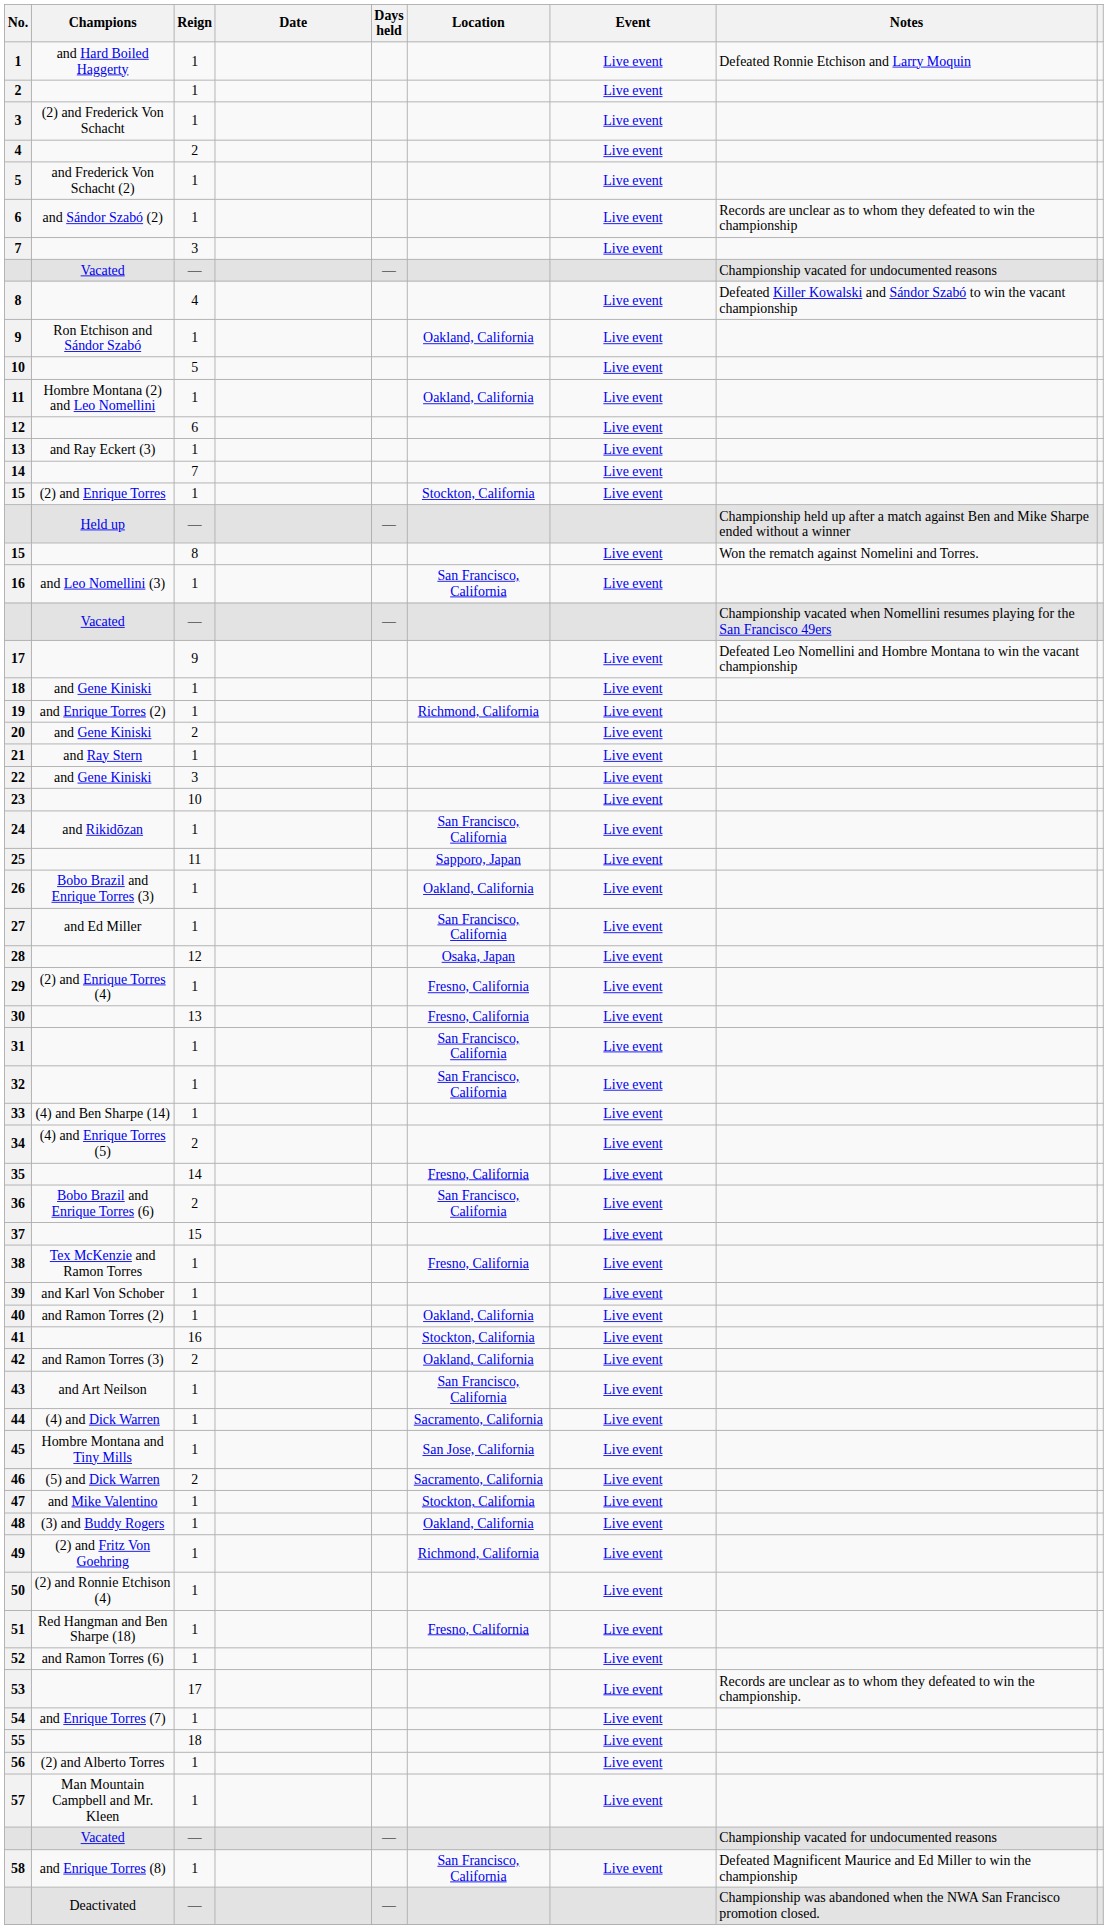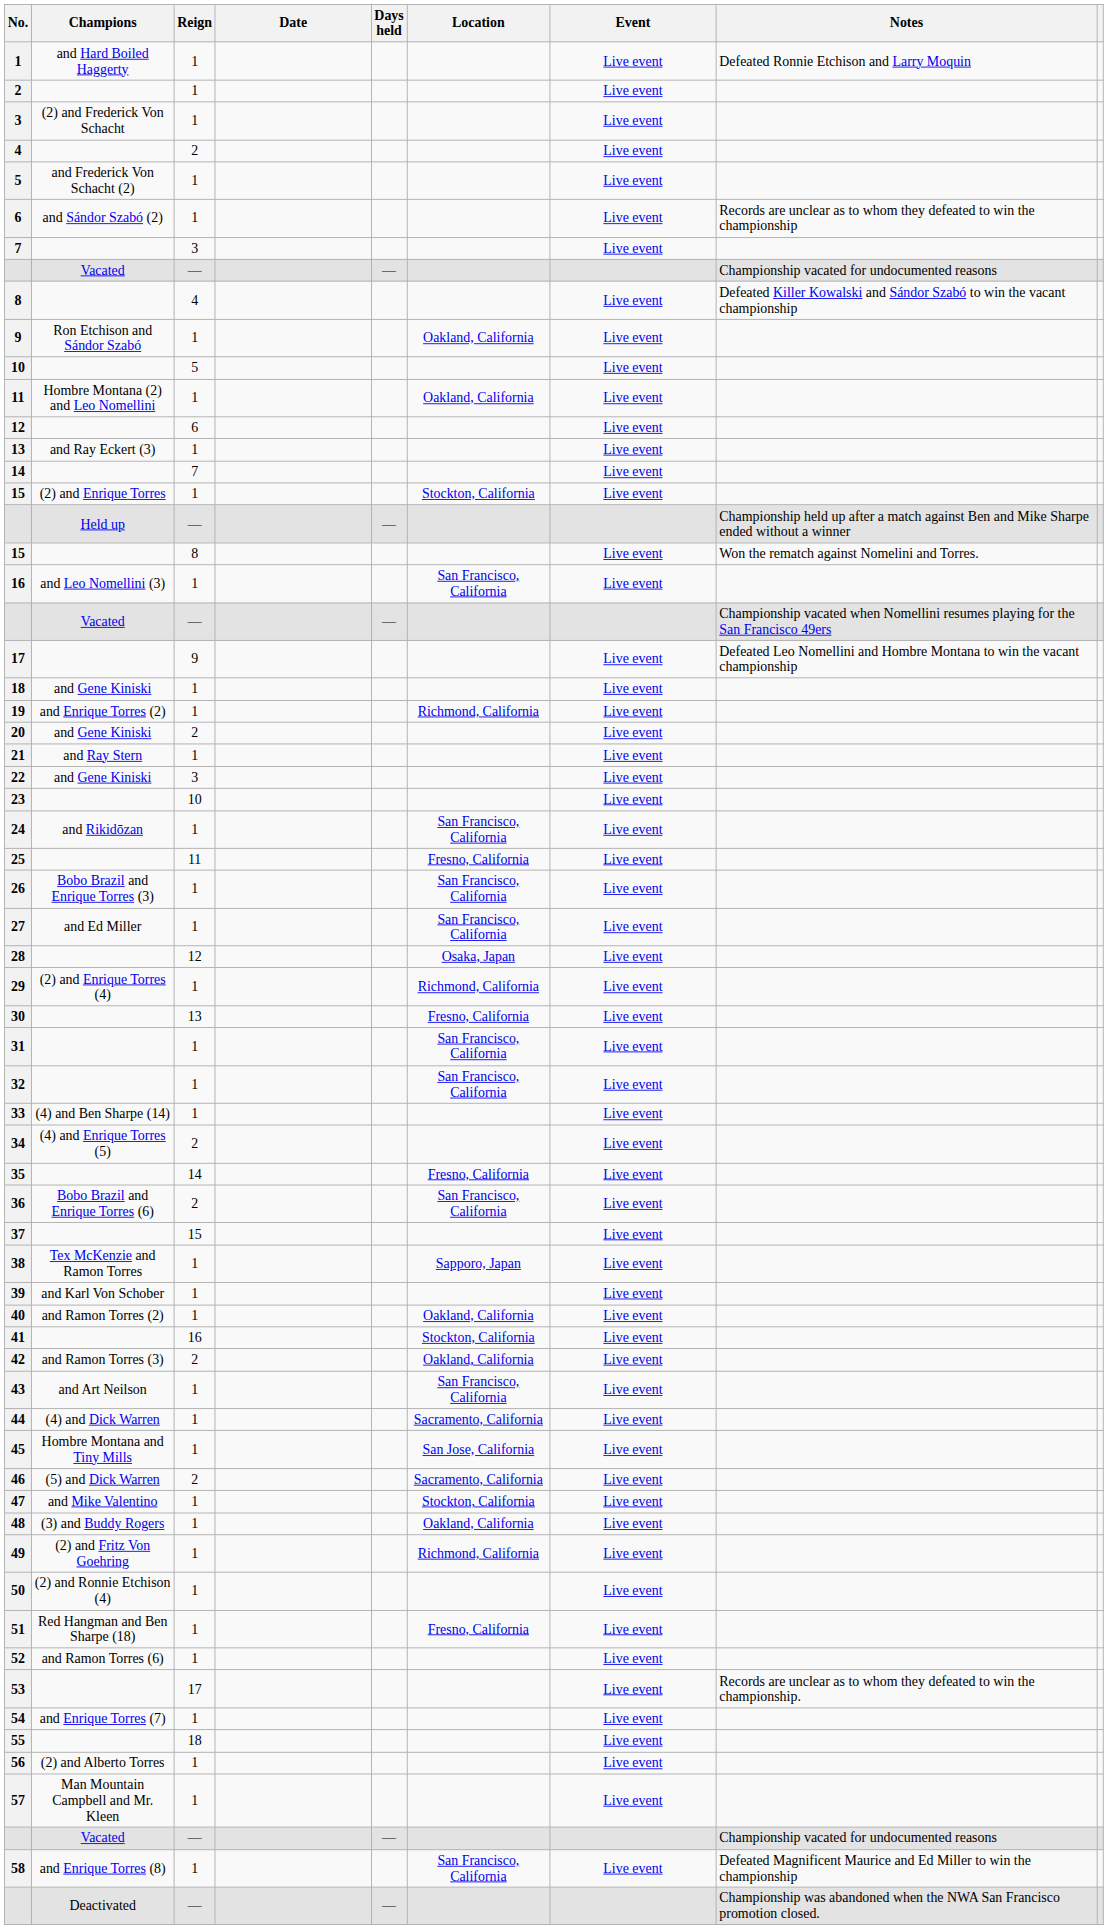(478, 859) Sapporo, Japan -> (478, 859) Fresno, California
(478, 889) Oakland, California -> (478, 889) San Francisco, California
(478, 986) Fresno, California -> (478, 986) Richmond, California
(478, 1263) Fresno, California -> (478, 1263) Sapporo, Japan
